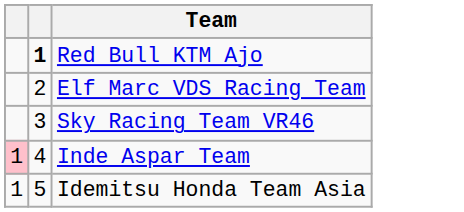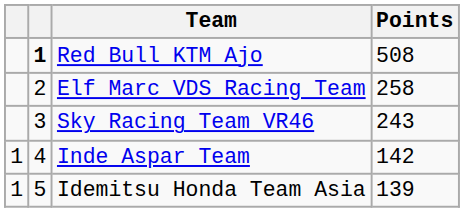+ column: (415, 22)
(17, 157) pink background -> (17, 157) no background
